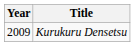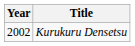(19, 32) 2009 -> (19, 32) 2002
